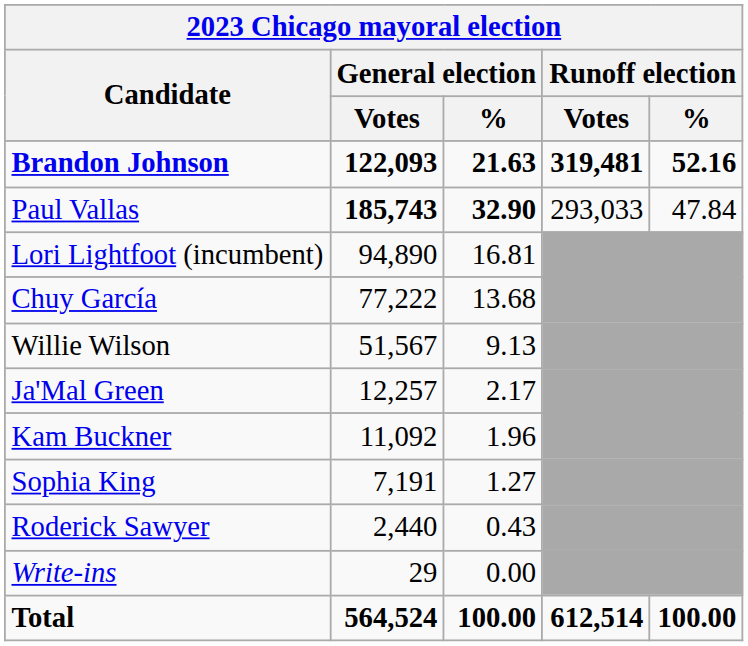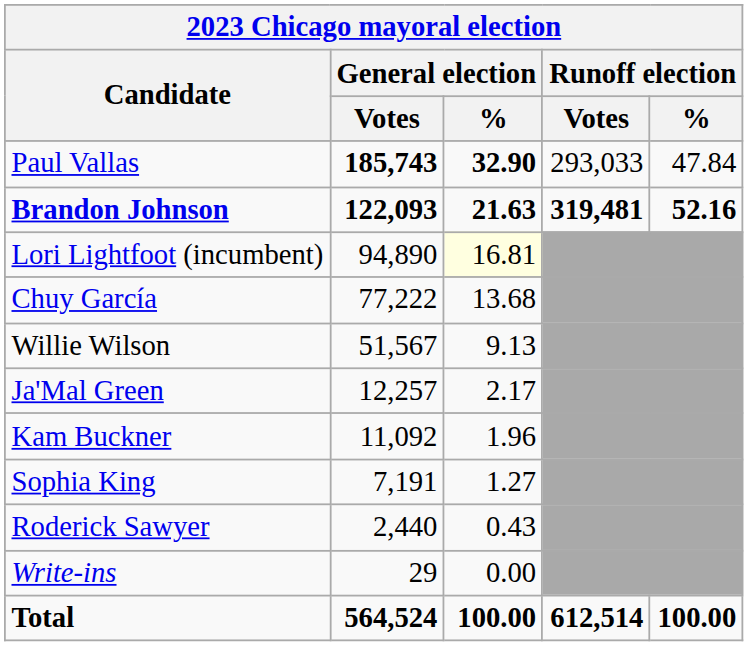rows swapped: (120, 163) <-> (75, 208)
(504, 254) no background -> (504, 254) lightyellow background
